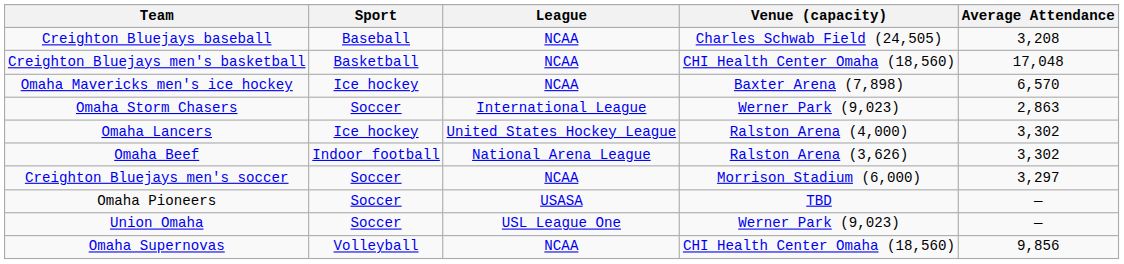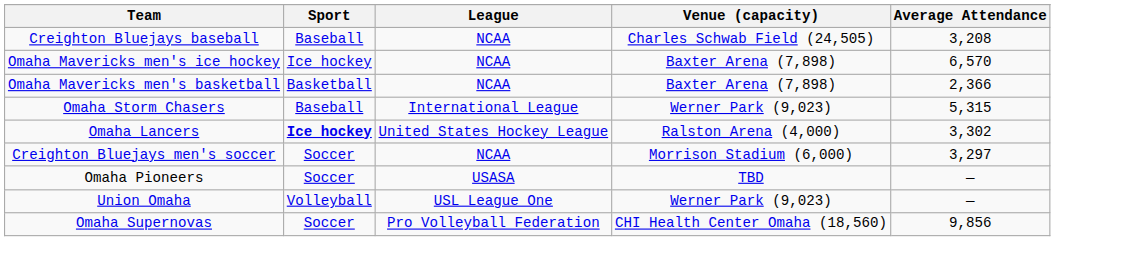- row: (157, 62)
+ row: (144, 85)
(376, 108) Soccer -> (329, 108) Baseball
(1038, 108) 2,863 -> (970, 108) 5,315
(376, 132) normal -> (329, 132) bold
- row: (157, 155)
(376, 224) Soccer -> (329, 201) Volleyball
(376, 247) Volleyball -> (329, 224) Soccer
(561, 247) NCAA -> (493, 224) Pro Volleyball Federation
